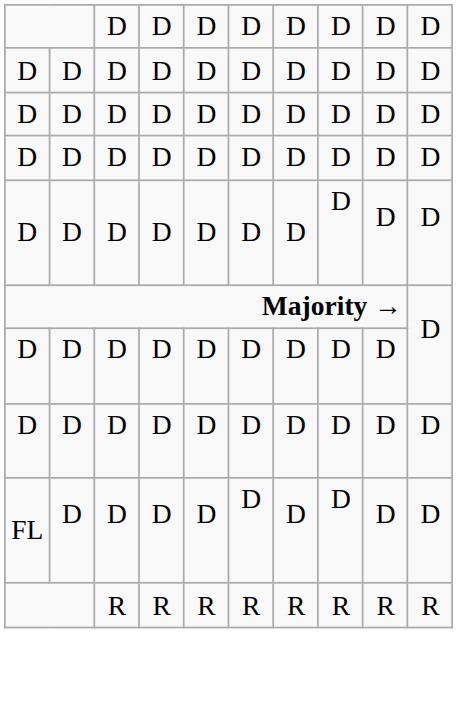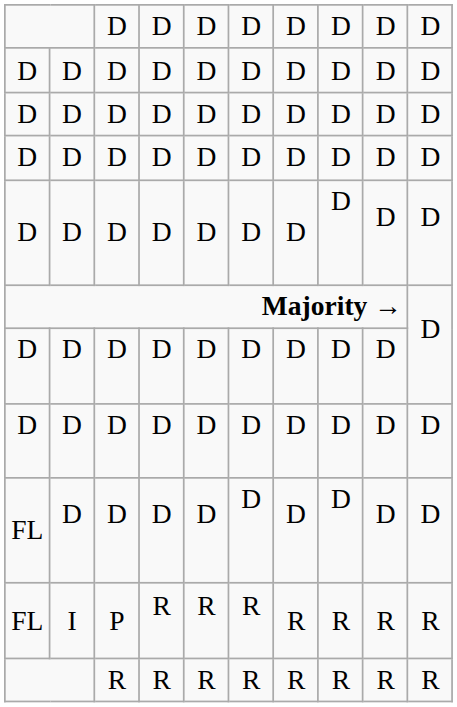+ row: (27, 620)
